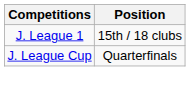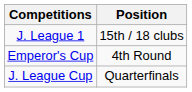+ row: (50, 55)
